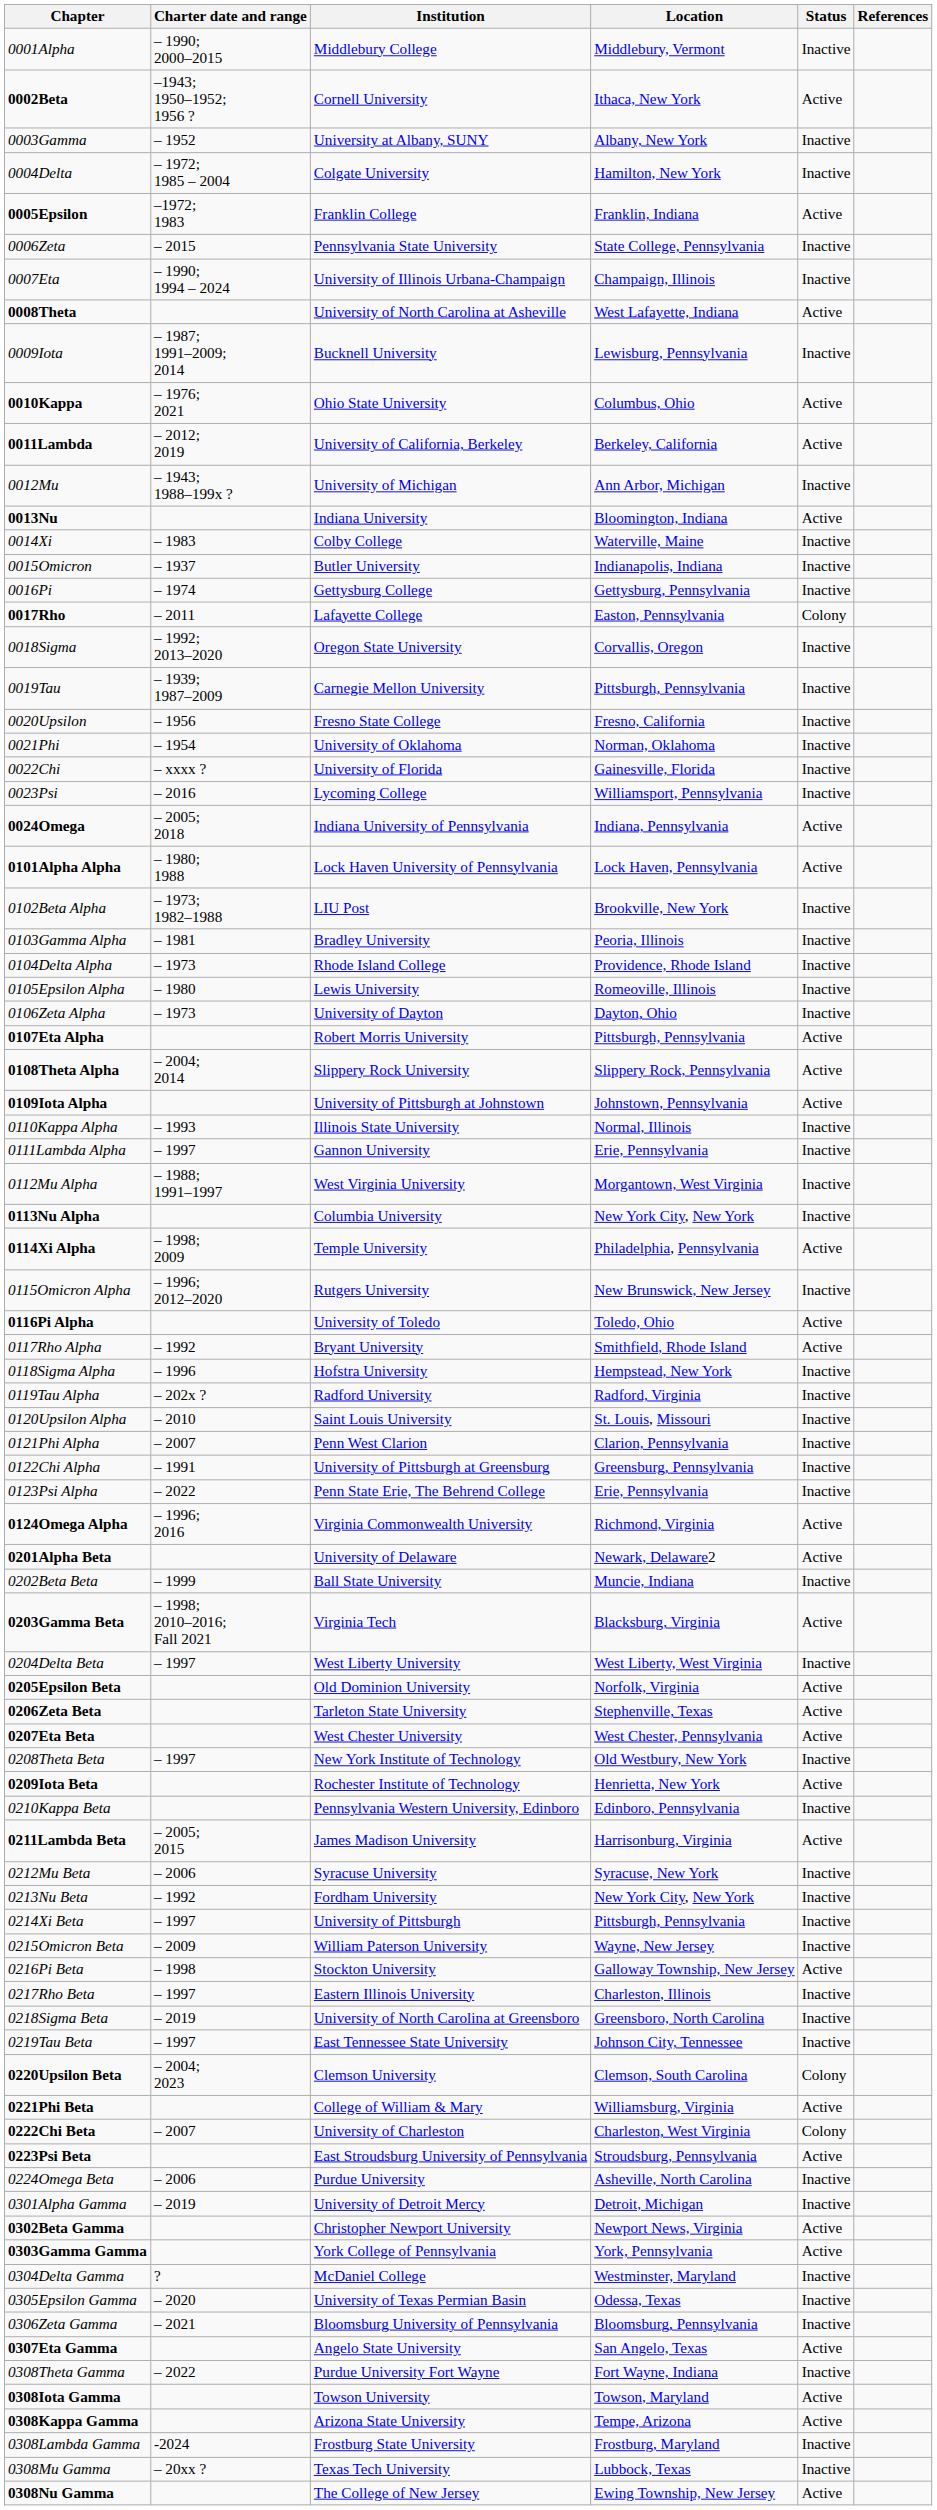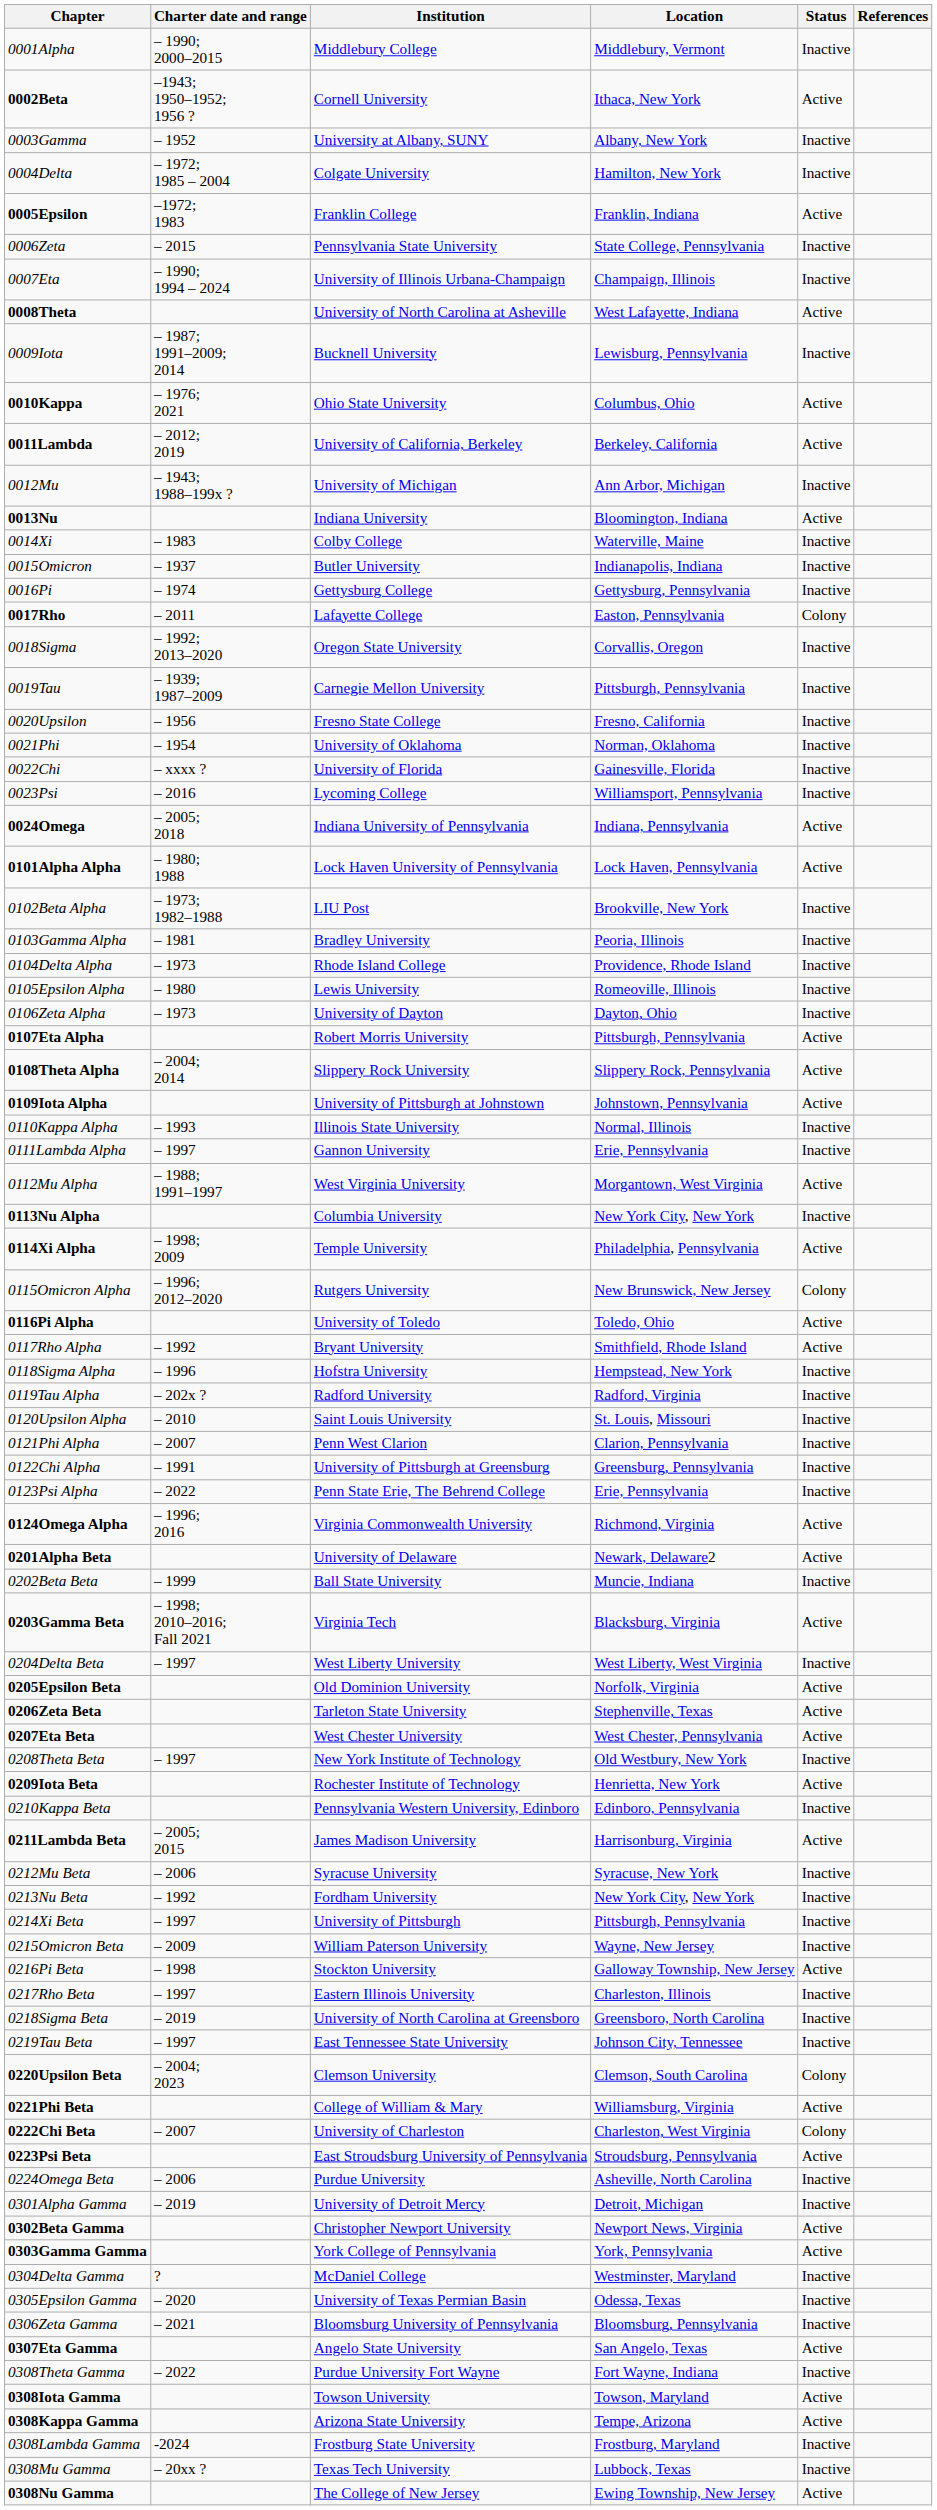(826, 1183) Inactive -> (822, 1183) Active
(826, 1290) Inactive -> (824, 1290) Colony
